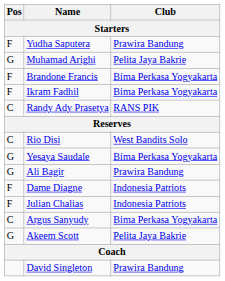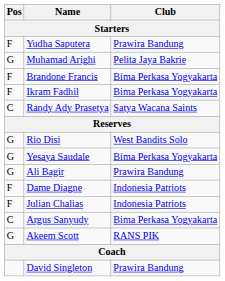(136, 108) RANS PIK -> (155, 108) Satya Wacana Saints
(10, 140) C -> (10, 140) G
(150, 236) Pelita Jaya Bakrie -> (136, 236) RANS PIK
